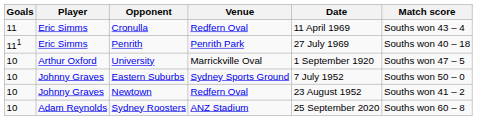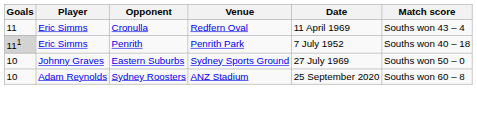(14, 44) no background -> (14, 44) lightgrey background
(321, 44) 27 July 1969 -> (319, 44) 7 July 1952
- row: (133, 61)
(319, 76) 7 July 1952 -> (321, 61) 27 July 1969
- row: (132, 92)
